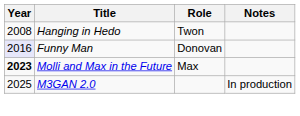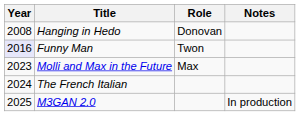(191, 31) Twon -> (200, 31) Donovan
(200, 48) Donovan -> (191, 48) Twon
(19, 66) bold -> (19, 66) normal
+ row: (82, 84)
